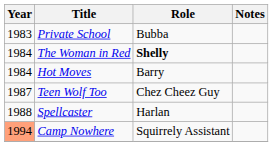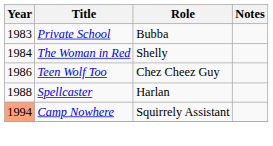(152, 53) bold -> (152, 53) normal
- row: (64, 72)
(20, 92) 1987 -> (20, 72) 1986
